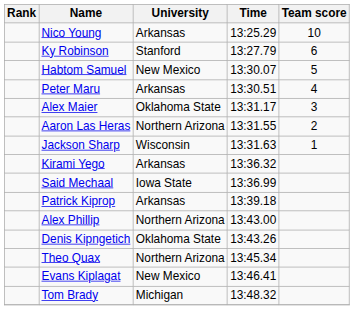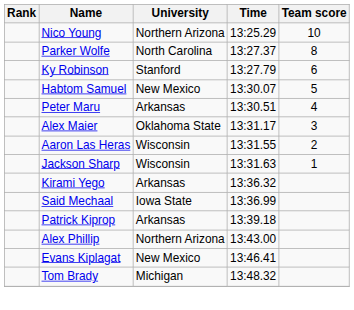(161, 32) Arkansas -> (180, 32) Northern Arizona
+ row: (76, 51)
(180, 126) Northern Arizona -> (163, 145) Wisconsin
- row: (86, 239)
- row: (71, 257)
